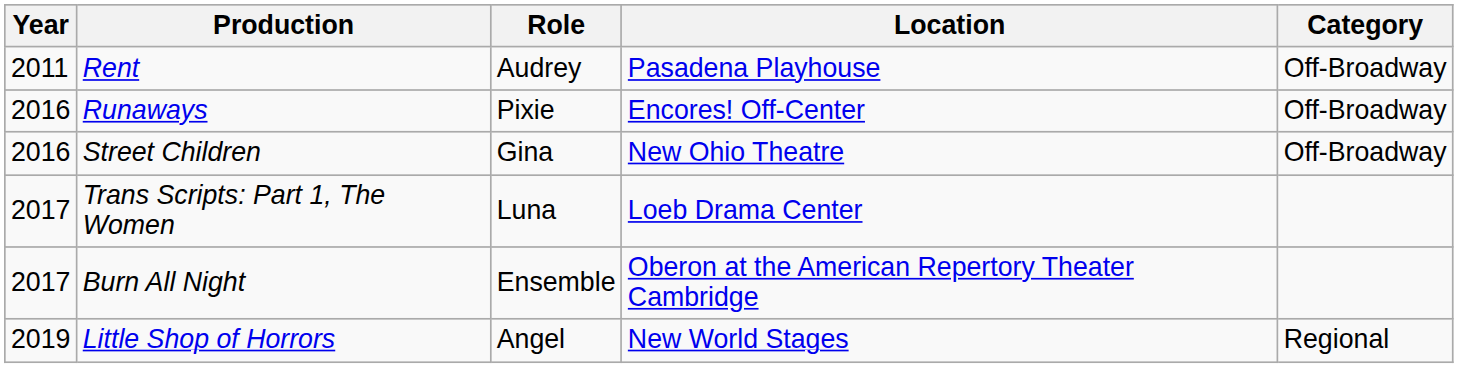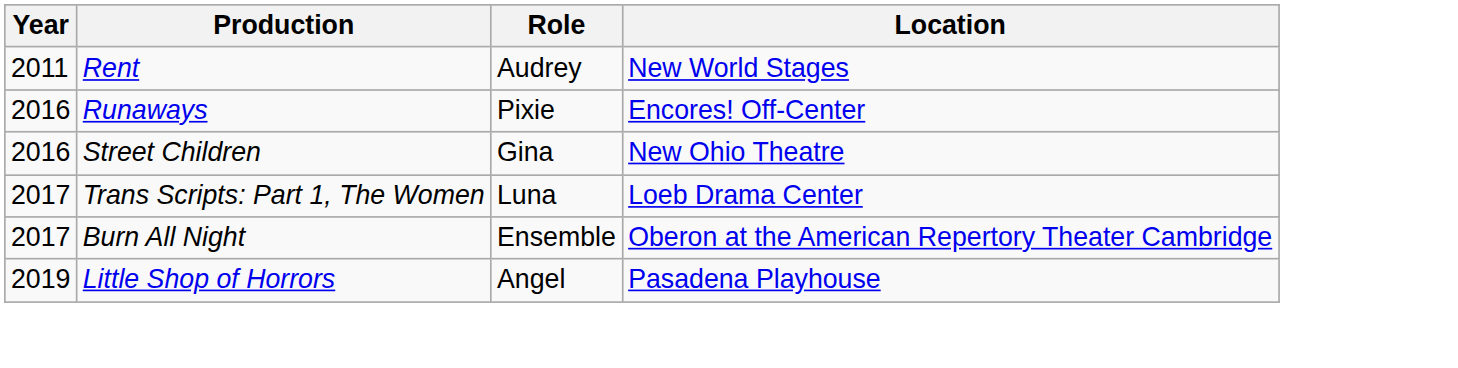- column: (1365, 25)
(754, 68) Pasadena Playhouse -> (739, 68) New World Stages
(738, 340) New World Stages -> (754, 279) Pasadena Playhouse
